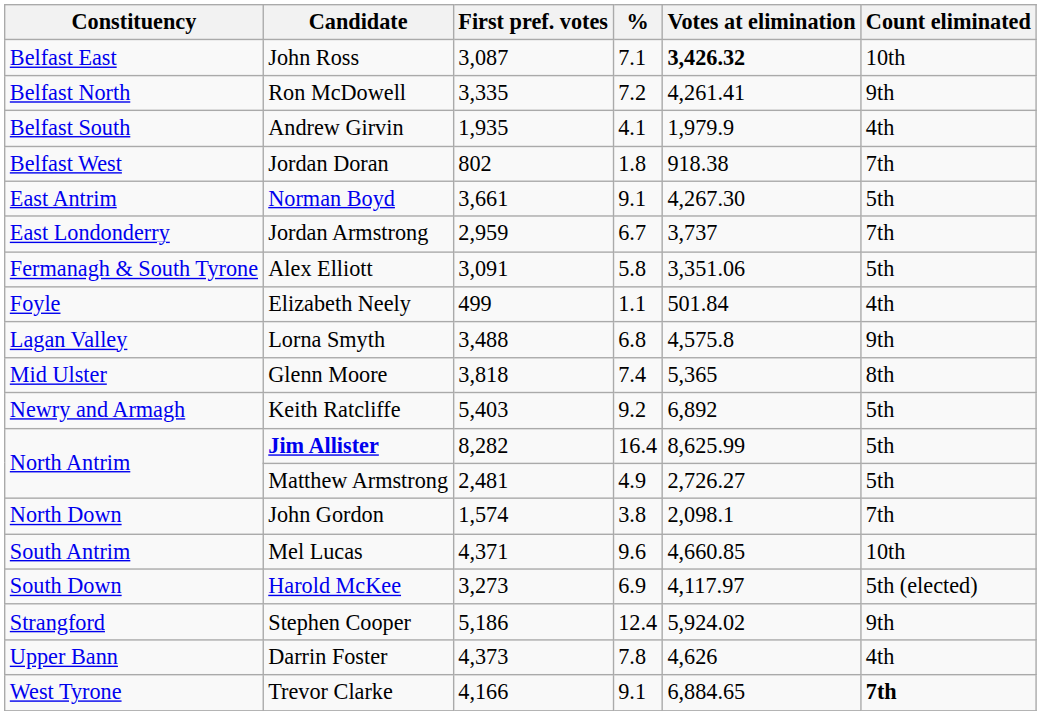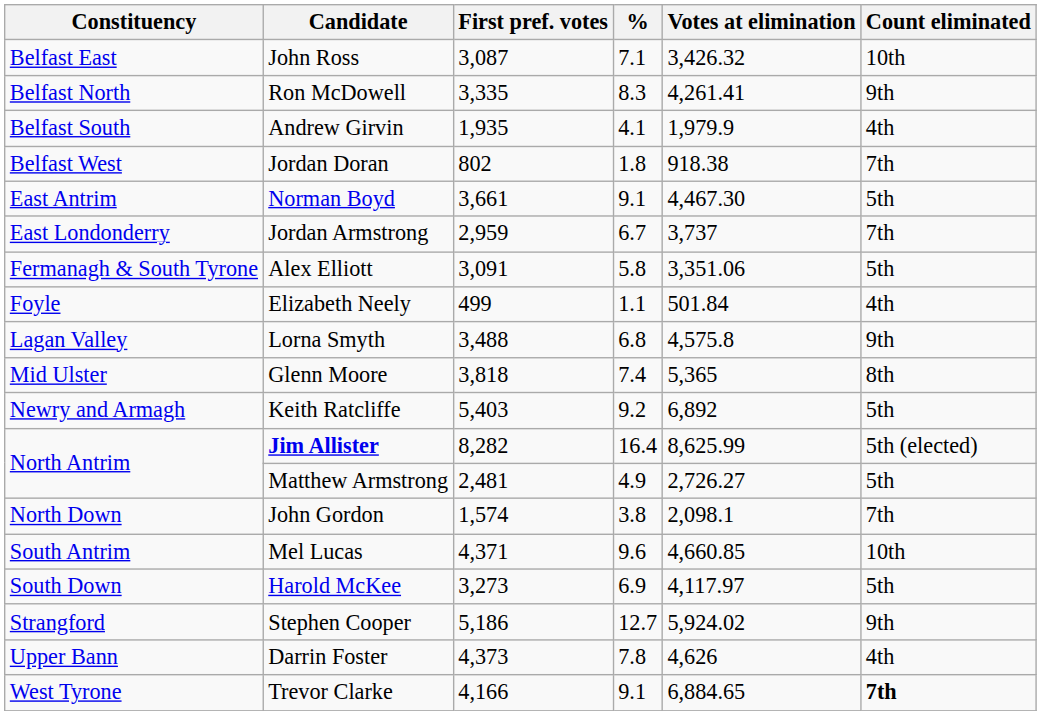(706, 57) bold -> (706, 57) normal
(632, 92) 7.2 -> (632, 92) 8.3
(706, 198) 4,267.30 -> (706, 198) 4,467.30
(880, 445) 5th -> (922, 445) 5th (elected)
(922, 586) 5th (elected) -> (880, 586) 5th
(638, 621) 12.4 -> (638, 621) 12.7
